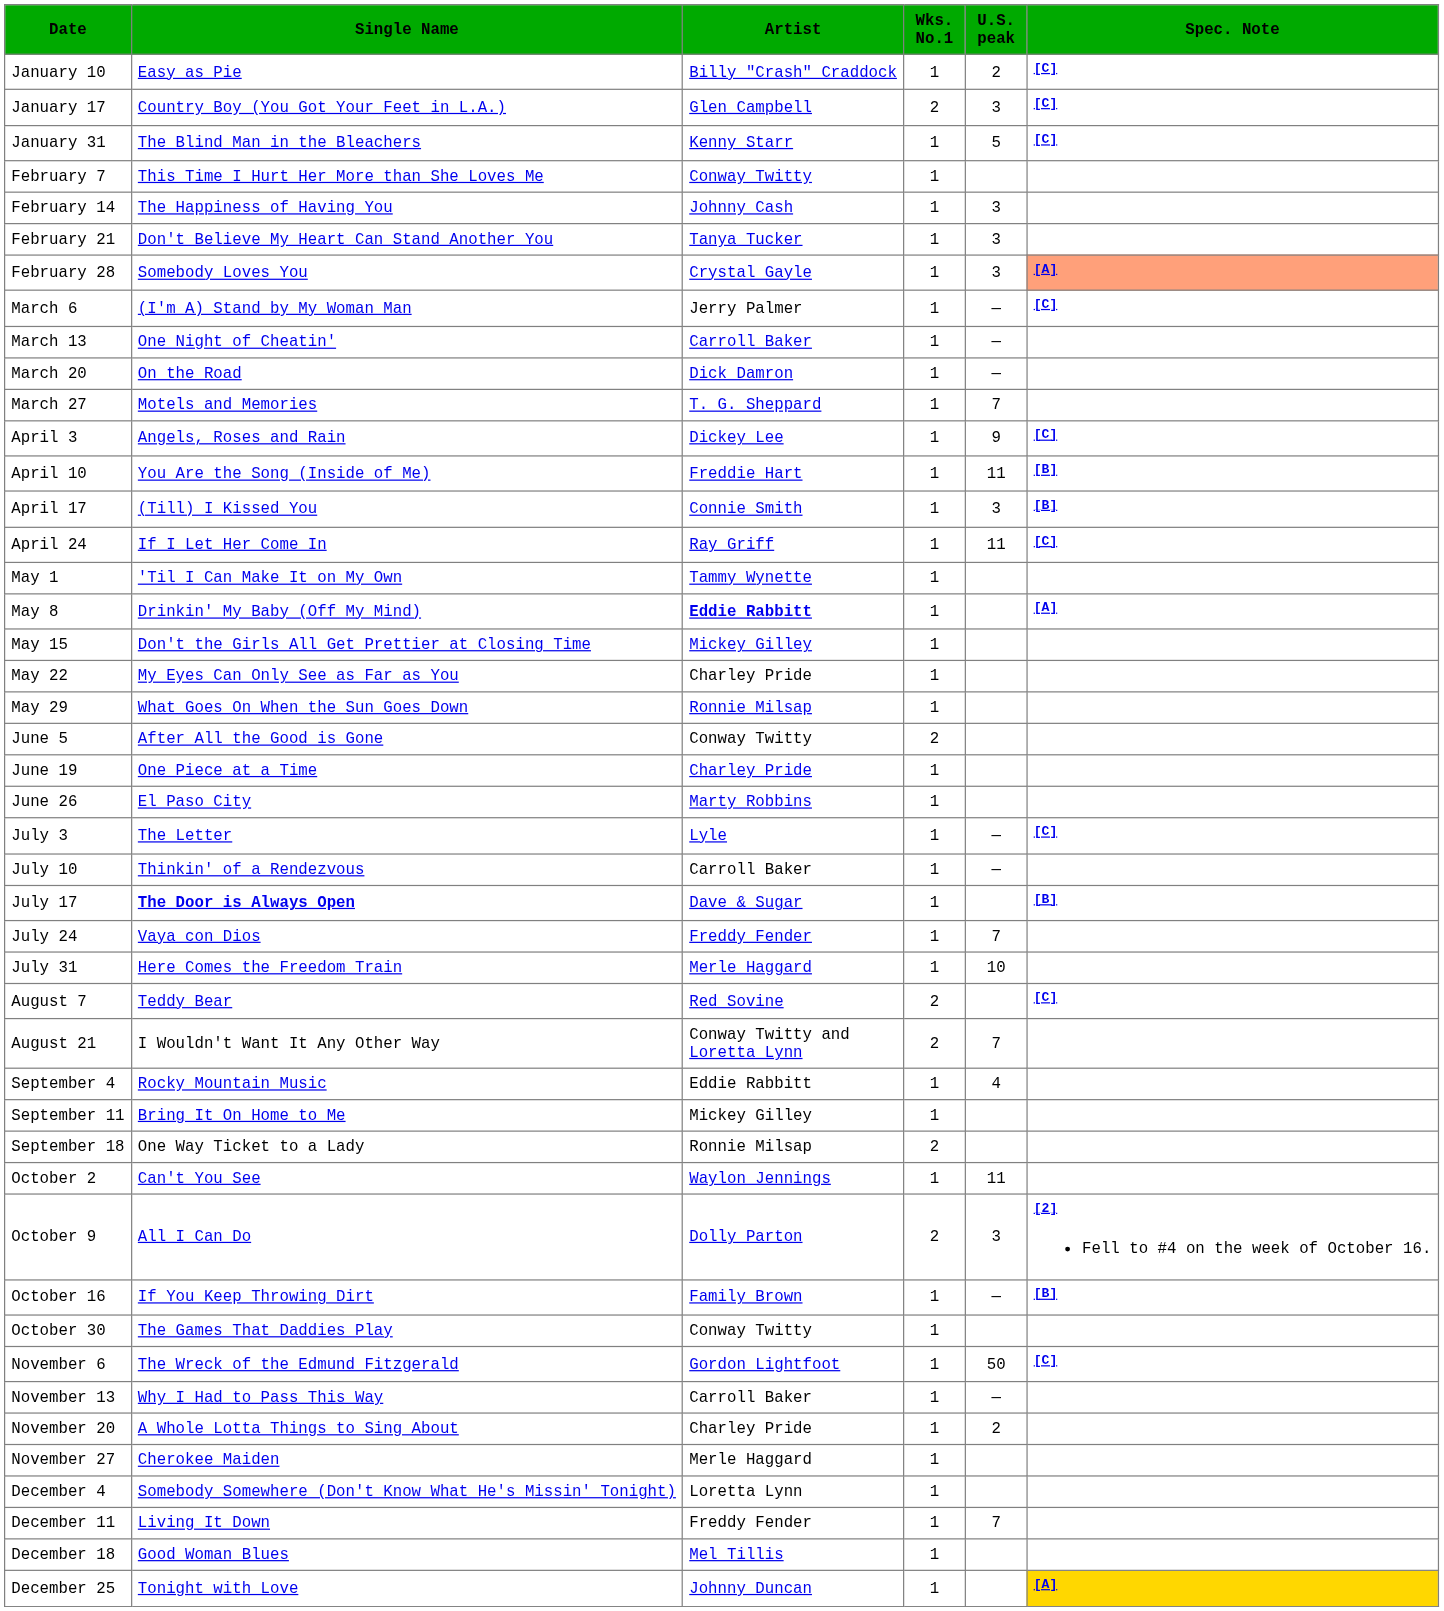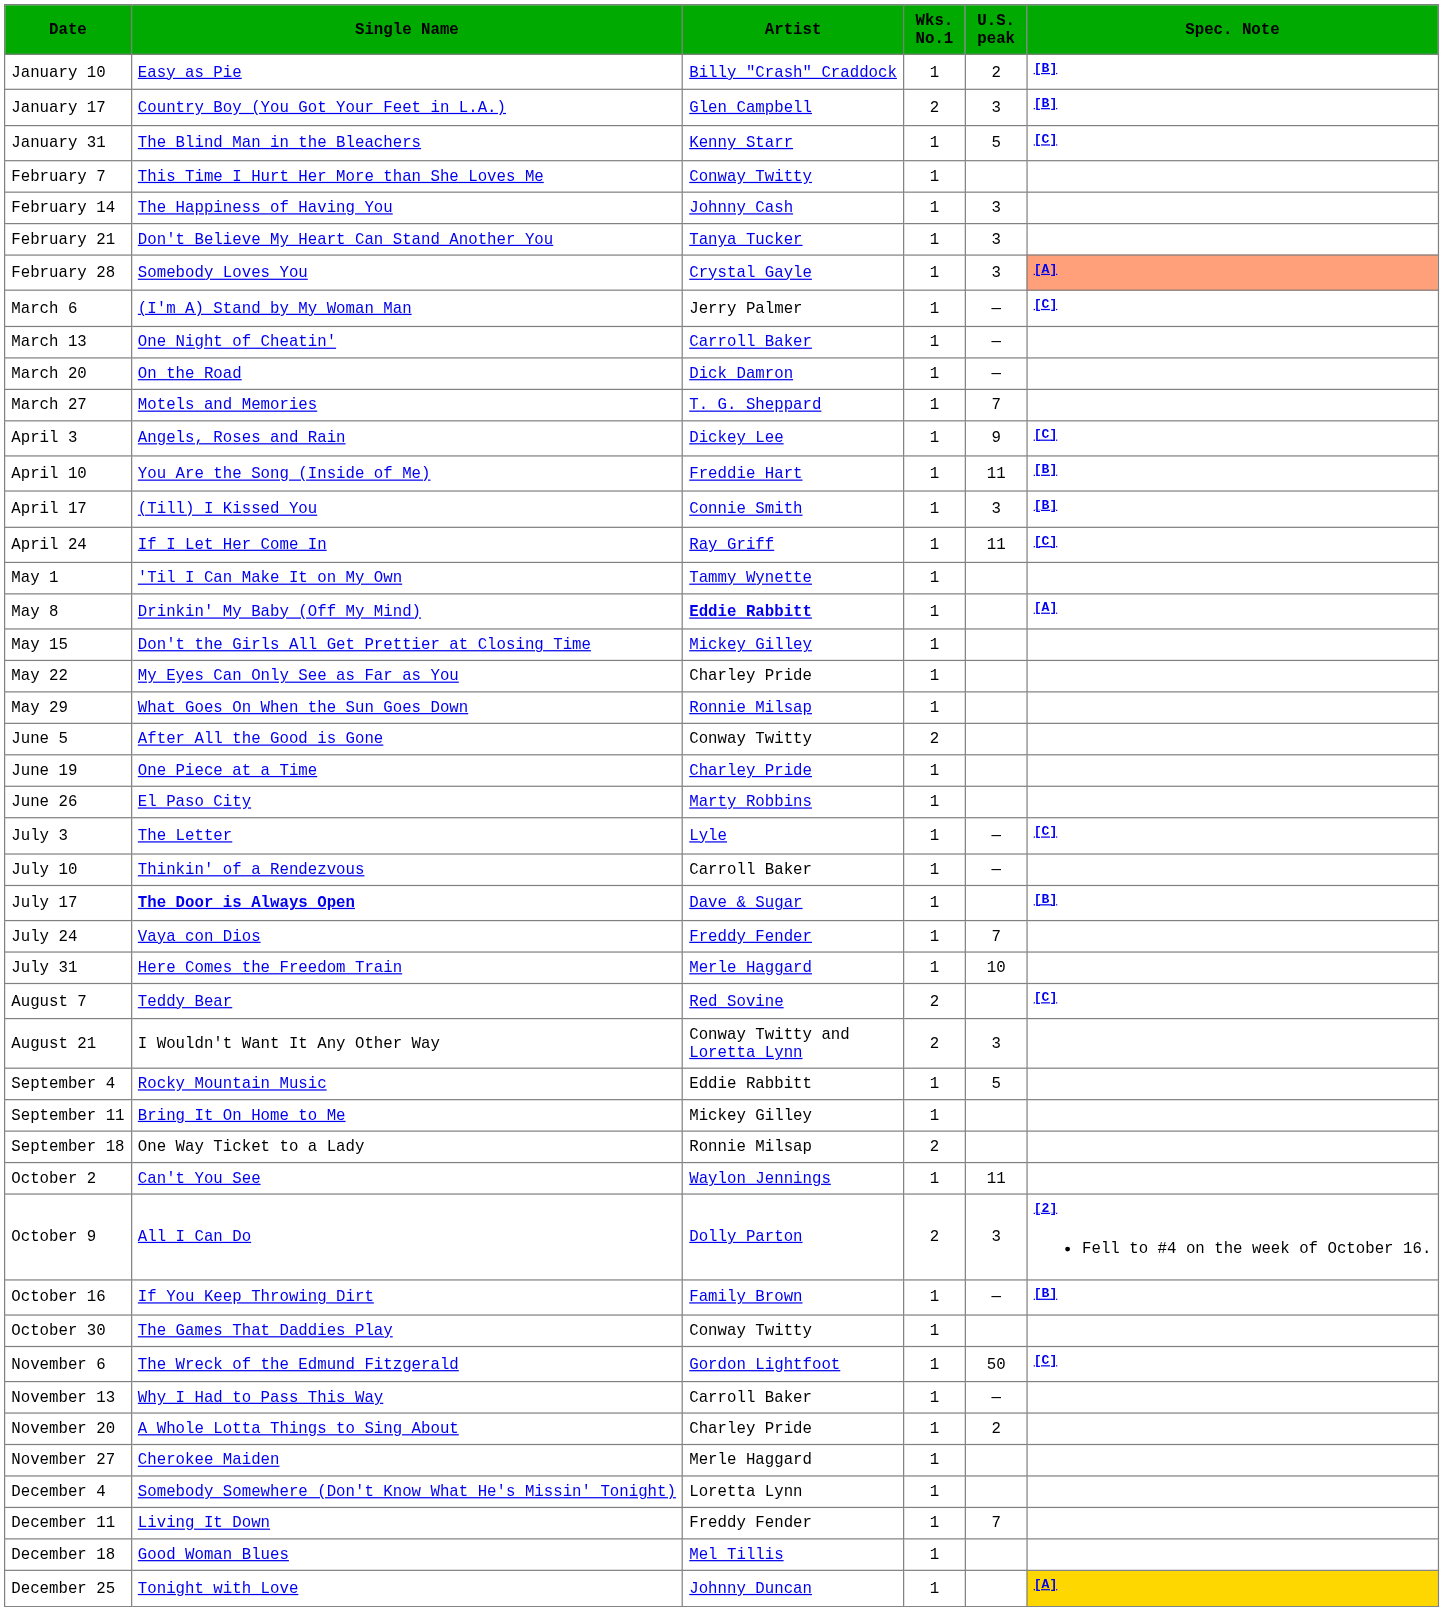(1045, 68) [C] -> (1045, 68) [B]
(1045, 104) [C] -> (1045, 104) [B]
(996, 1044) 7 -> (996, 1044) 3
(996, 1084) 4 -> (996, 1084) 5
